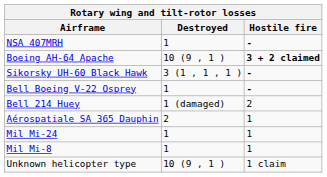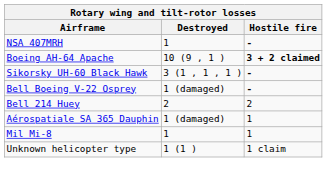(166, 88) 1 -> (194, 88) 1 (damaged)
(194, 104) 1 (damaged) -> (166, 104) 2
(166, 119) 2 -> (194, 119) 1 (damaged)
- row: (32, 134)
(194, 165) 10 (9 , 1 ) -> (180, 149) 1 (1 )
